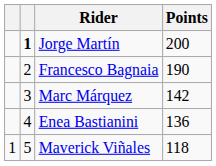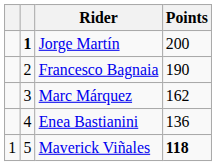(178, 95) 142 -> (178, 95) 162
(177, 148) normal -> (177, 148) bold
